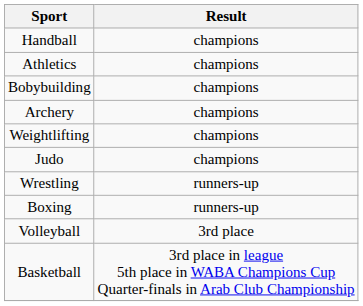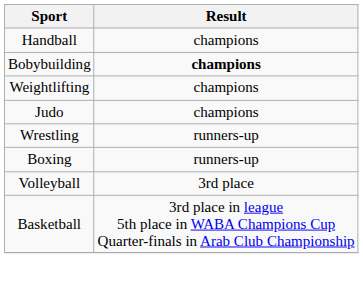- row: (49, 64)
(226, 87) normal -> (226, 64) bold
- row: (49, 111)
